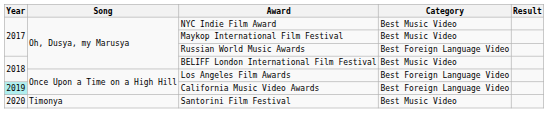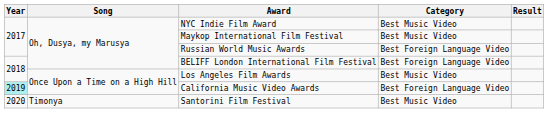(419, 62) Best Music Video -> (445, 62) Best Foreign Language Video
(445, 75) Best Foreign Language Video -> (419, 75) Best Music Video
